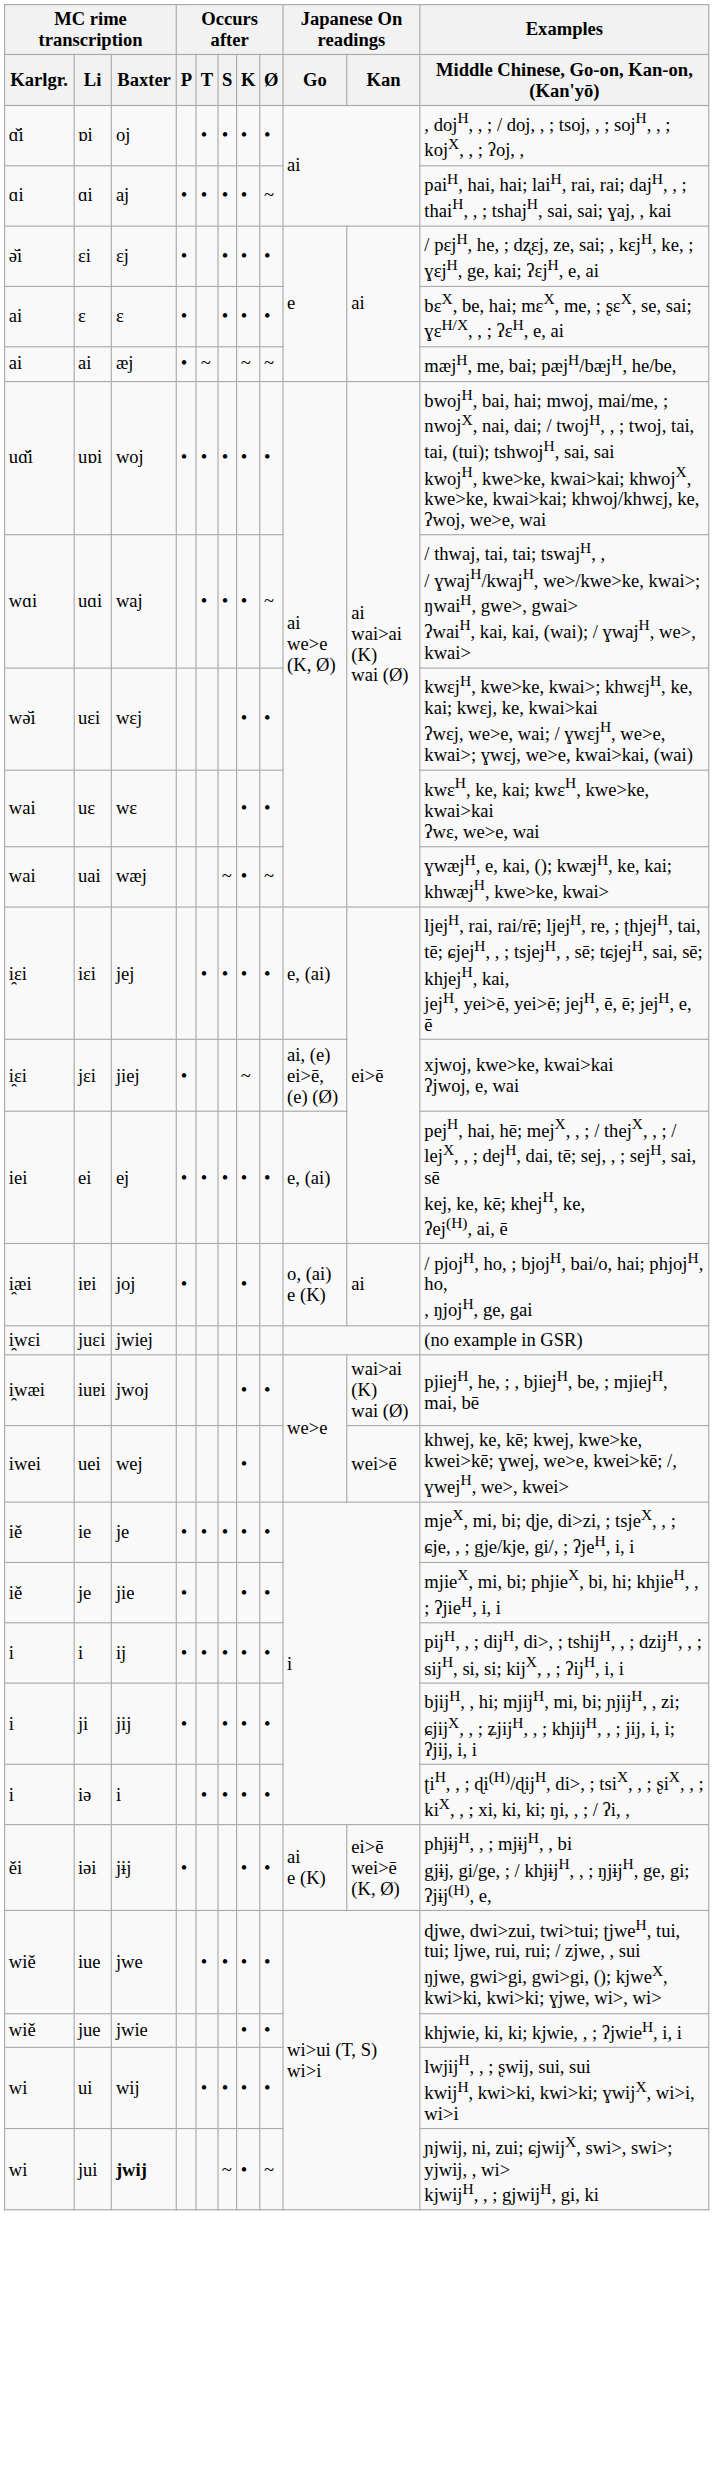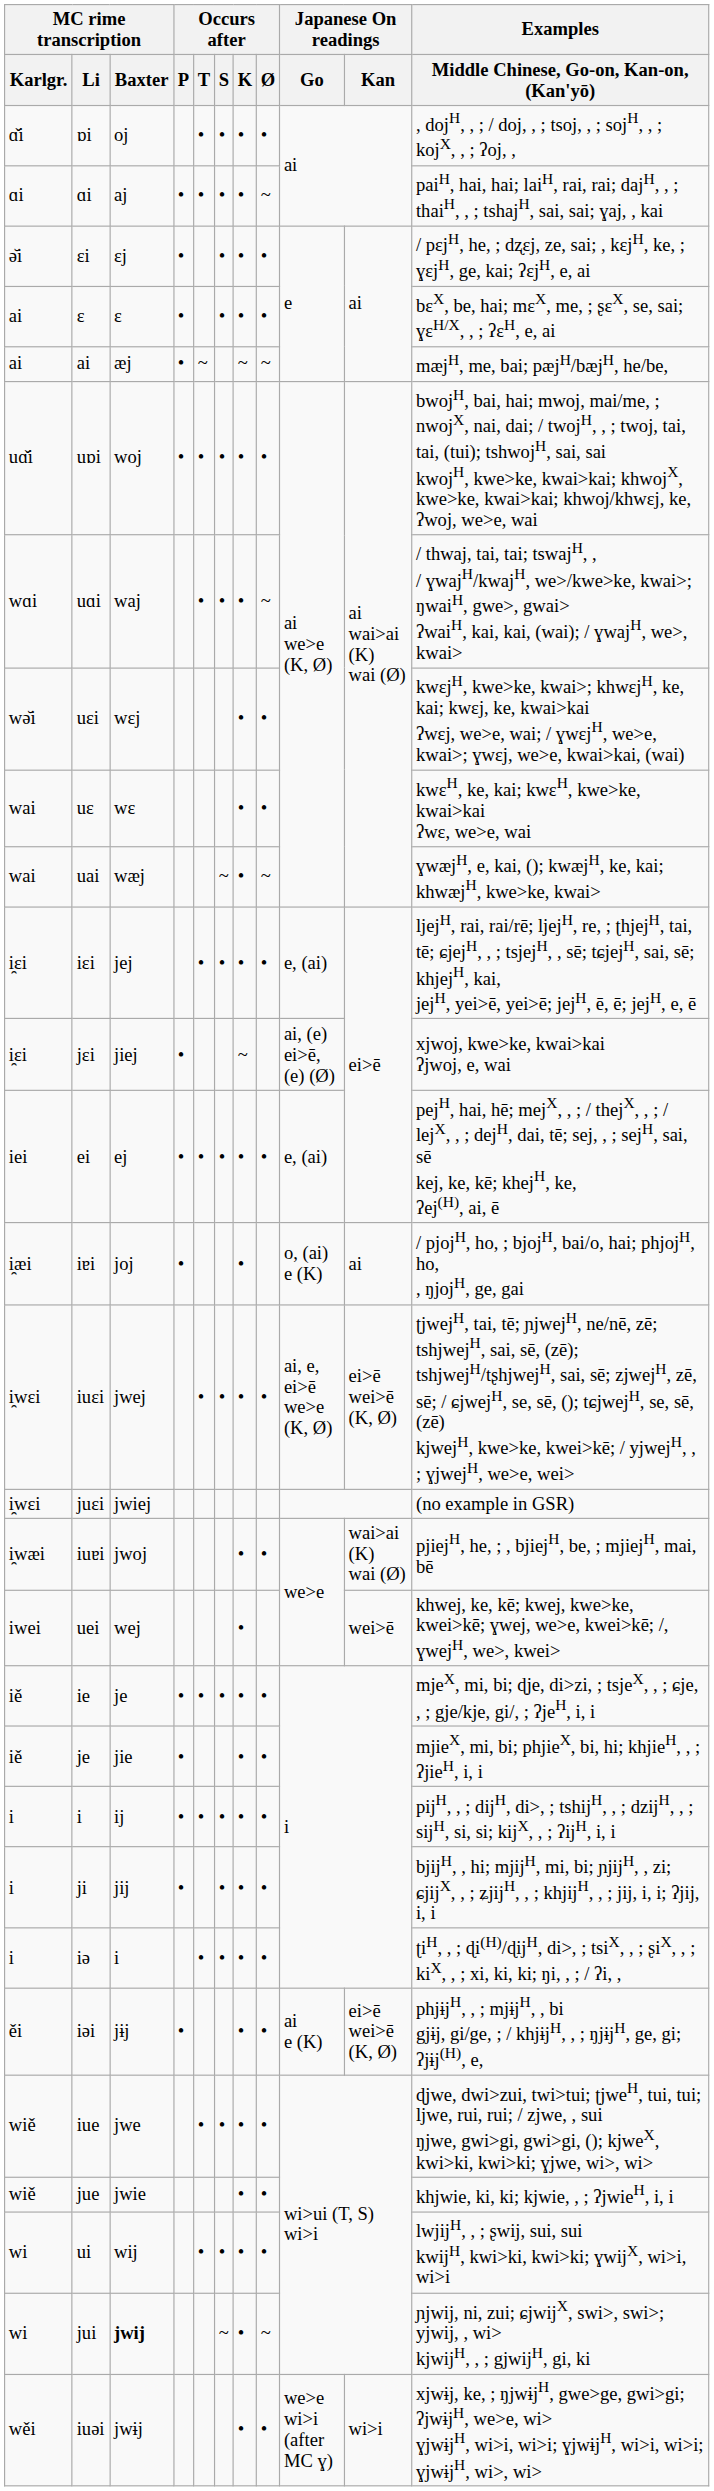+ row: (90, 1396)
+ row: (91, 2430)
